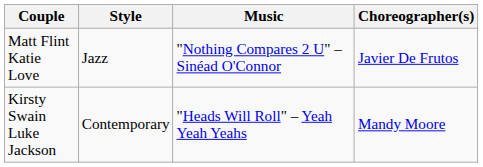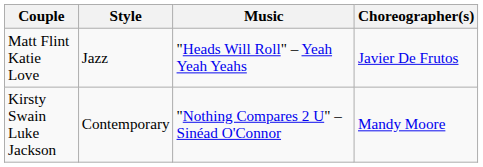(259, 57) "Nothing Compares 2 U" – Sinéad O'Connor -> (254, 57) "Heads Will Roll" – Yeah Yeah Yeahs
(254, 124) "Heads Will Roll" – Yeah Yeah Yeahs -> (259, 124) "Nothing Compares 2 U" – Sinéad O'Connor
